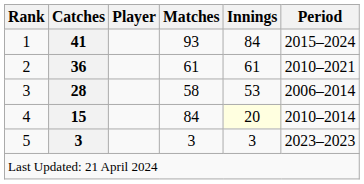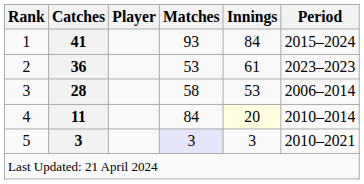(191, 66) 61 -> (191, 66) 53
(320, 66) 2010–2021 -> (320, 66) 2023–2023
(79, 116) 15 -> (79, 116) 11
(191, 141) no background -> (191, 141) lavender background
(320, 141) 2023–2023 -> (320, 141) 2010–2021
